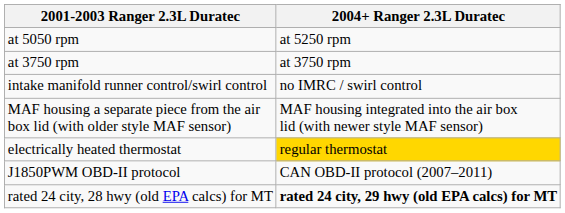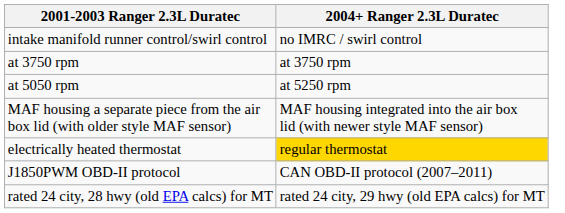rows swapped: (43, 39) <-> (137, 86)
(418, 196) bold -> (412, 196) normal
